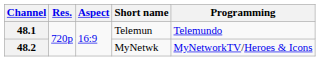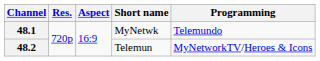(133, 30) Telemun -> (136, 30) MyNetwk
(136, 47) MyNetwk -> (133, 47) Telemun
